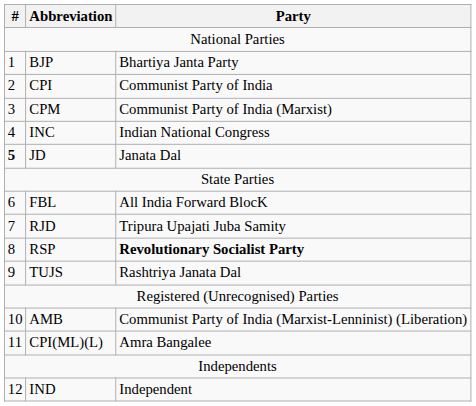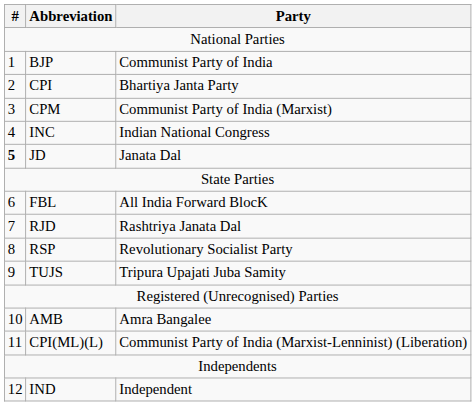(179, 62) Bhartiya Janta Party -> (196, 62) Communist Party of India
(196, 86) Communist Party of India -> (179, 86) Bhartiya Janta Party
(203, 226) Tripura Upajati Juba Samity -> (180, 226) Rashtriya Janata Dal
(212, 249) bold -> (206, 249) normal
(180, 272) Rashtriya Janata Dal -> (203, 272) Tripura Upajati Juba Samity
(293, 319) Communist Party of India (Marxist-Lenninist) (Liberation) -> (165, 319) Amra Bangalee
(165, 343) Amra Bangalee -> (293, 343) Communist Party of India (Marxist-Lenninist) (Liberation)
